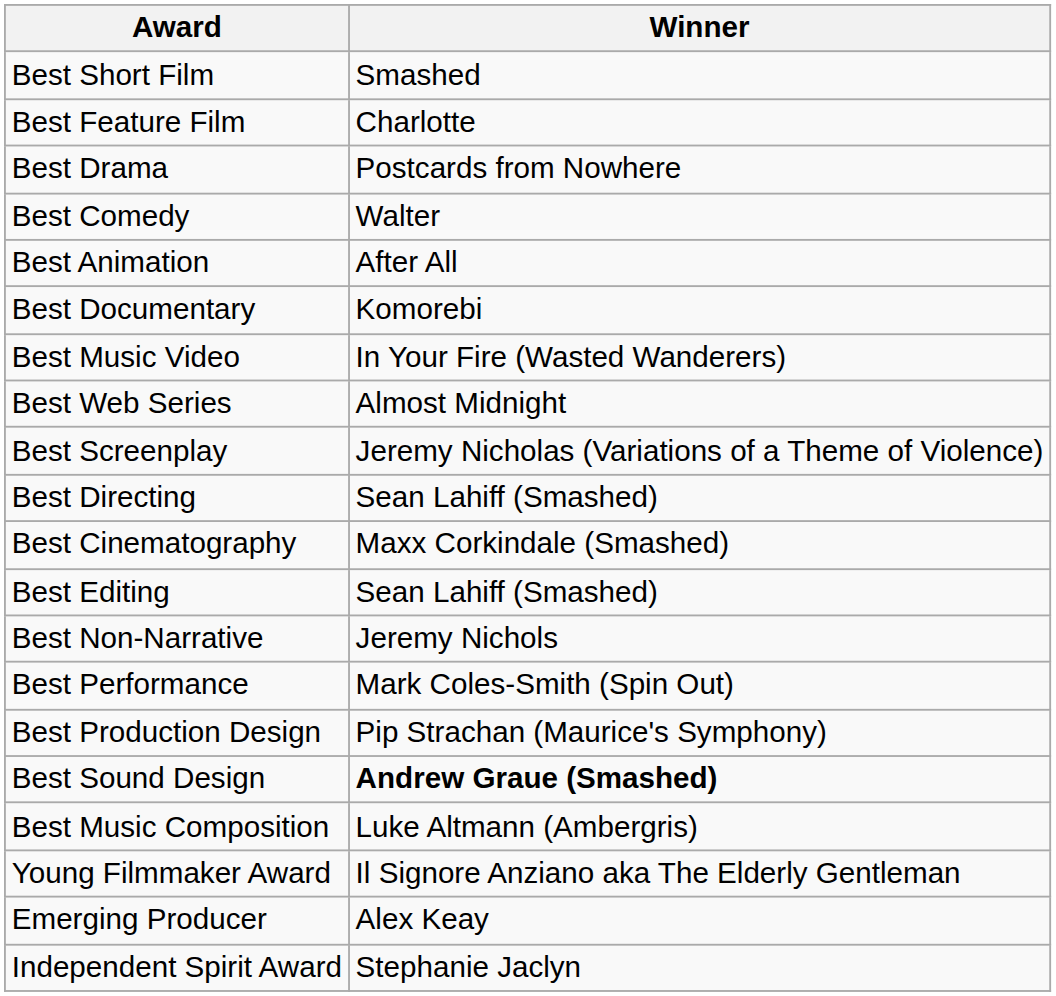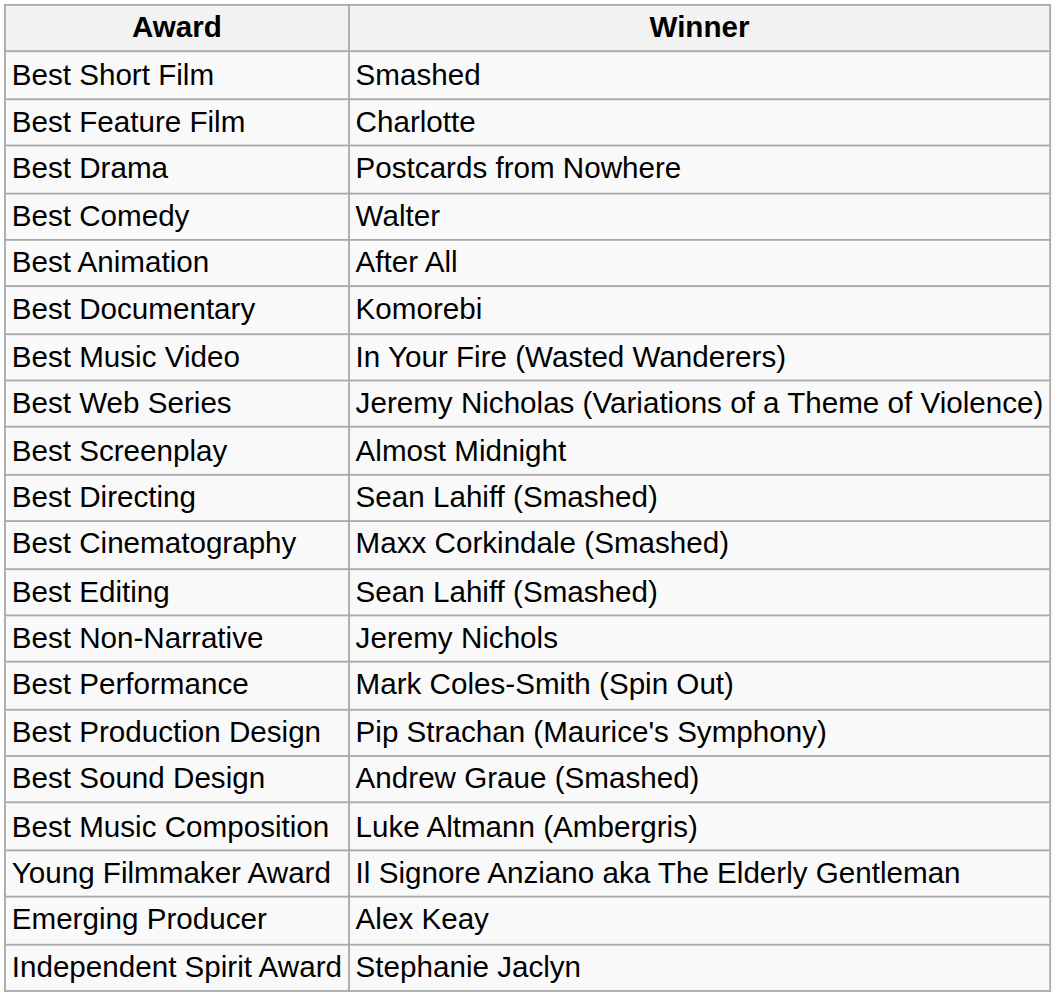(461, 403) Almost Midnight -> (699, 403) Jeremy Nicholas (Variations of a Theme of Violence)
(699, 450) Jeremy Nicholas (Variations of a Theme of Violence) -> (461, 450) Almost Midnight
(537, 779) bold -> (528, 779) normal
